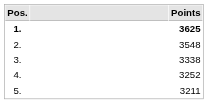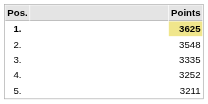(190, 29) no background -> (190, 29) khaki background
(190, 60) 3338 -> (190, 60) 3335
